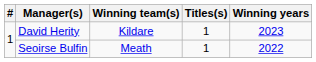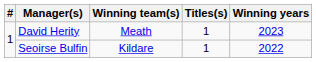(136, 31) Kildare -> (136, 31) Meath
(136, 48) Meath -> (136, 48) Kildare
